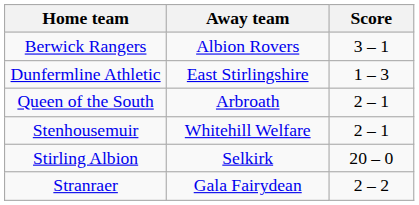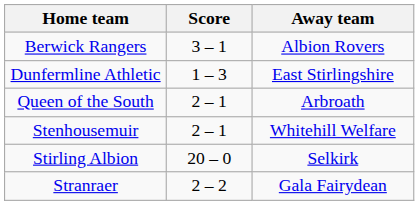columns swapped: (371, 18) <-> (248, 18)
